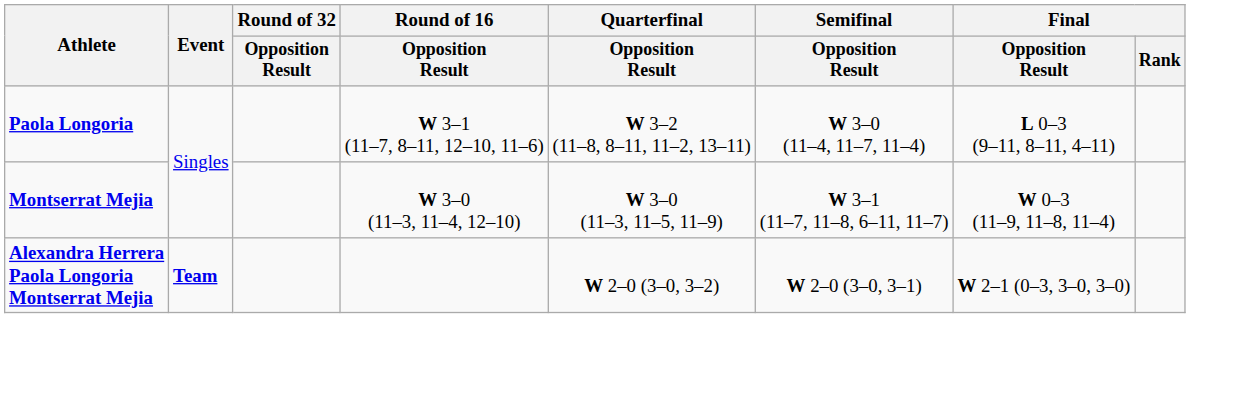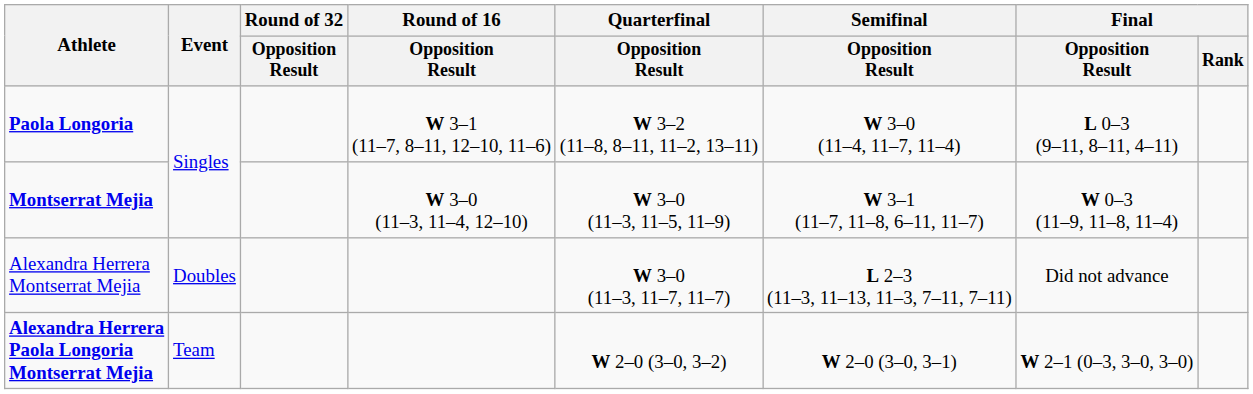+ row: (79, 275)
(195, 275) bold -> (194, 351) normal
